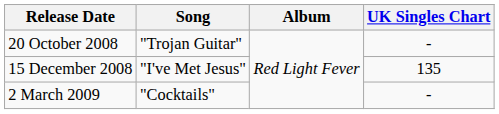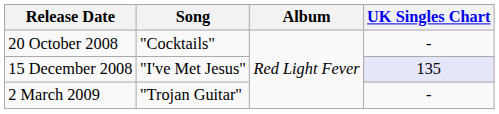(191, 43) "Trojan Guitar" -> (177, 43) "Cocktails"
(429, 69) no background -> (429, 69) lavender background
(177, 95) "Cocktails" -> (191, 95) "Trojan Guitar"
